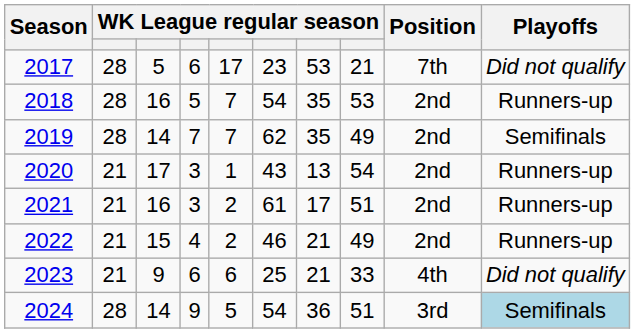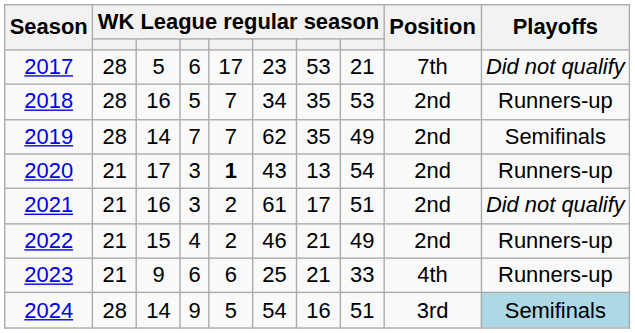(275, 101) 54 -> (275, 101) 34
(231, 171) normal -> (231, 171) bold
(555, 205) Runners-up -> (555, 205) Did not qualify
(555, 275) Did not qualify -> (555, 275) Runners-up
(318, 310) 36 -> (318, 310) 16
